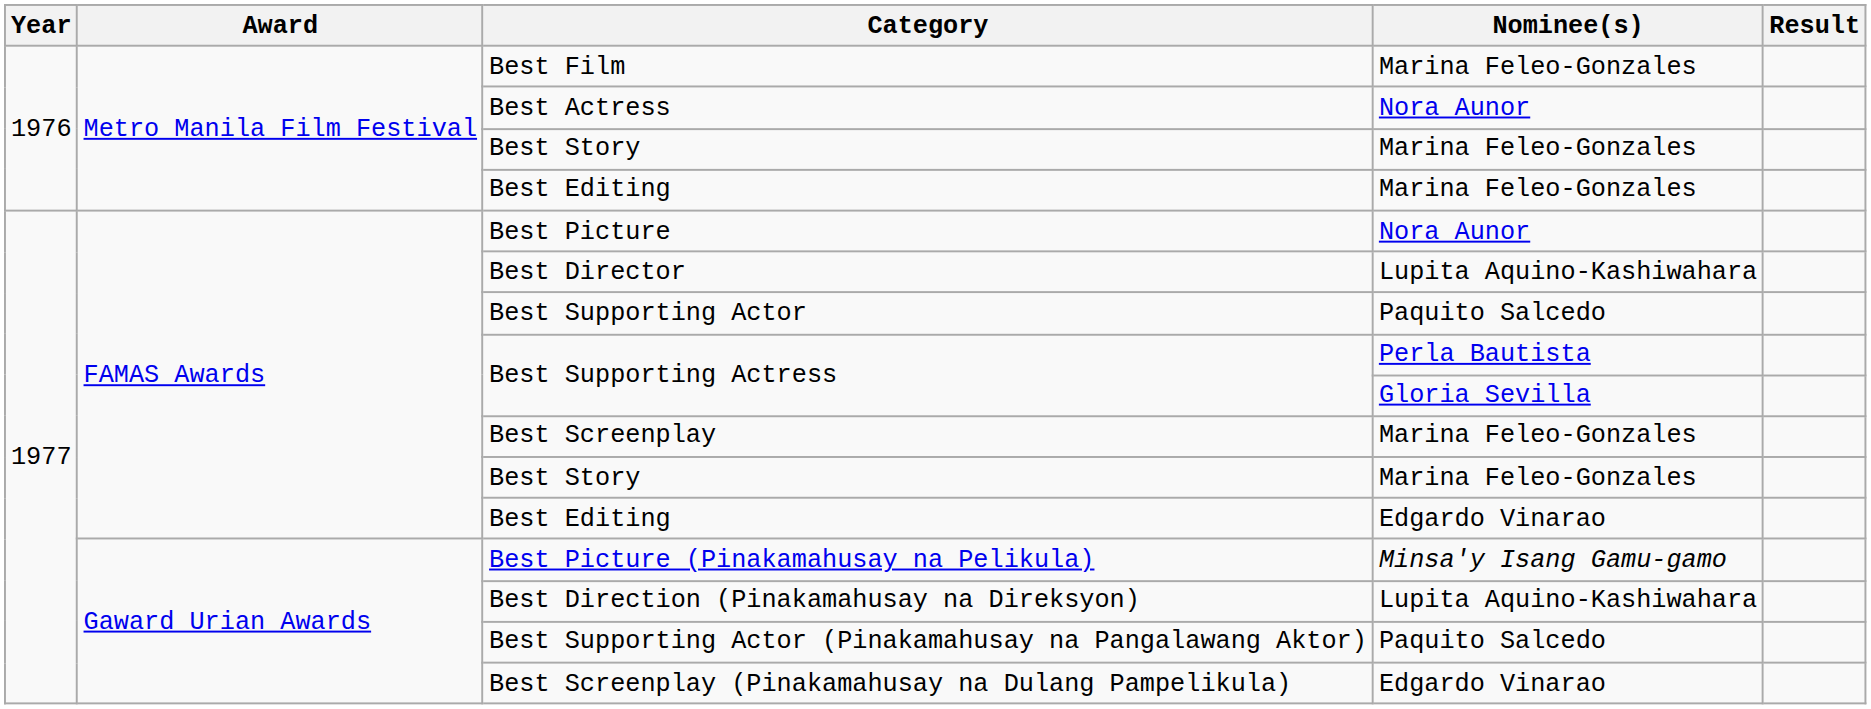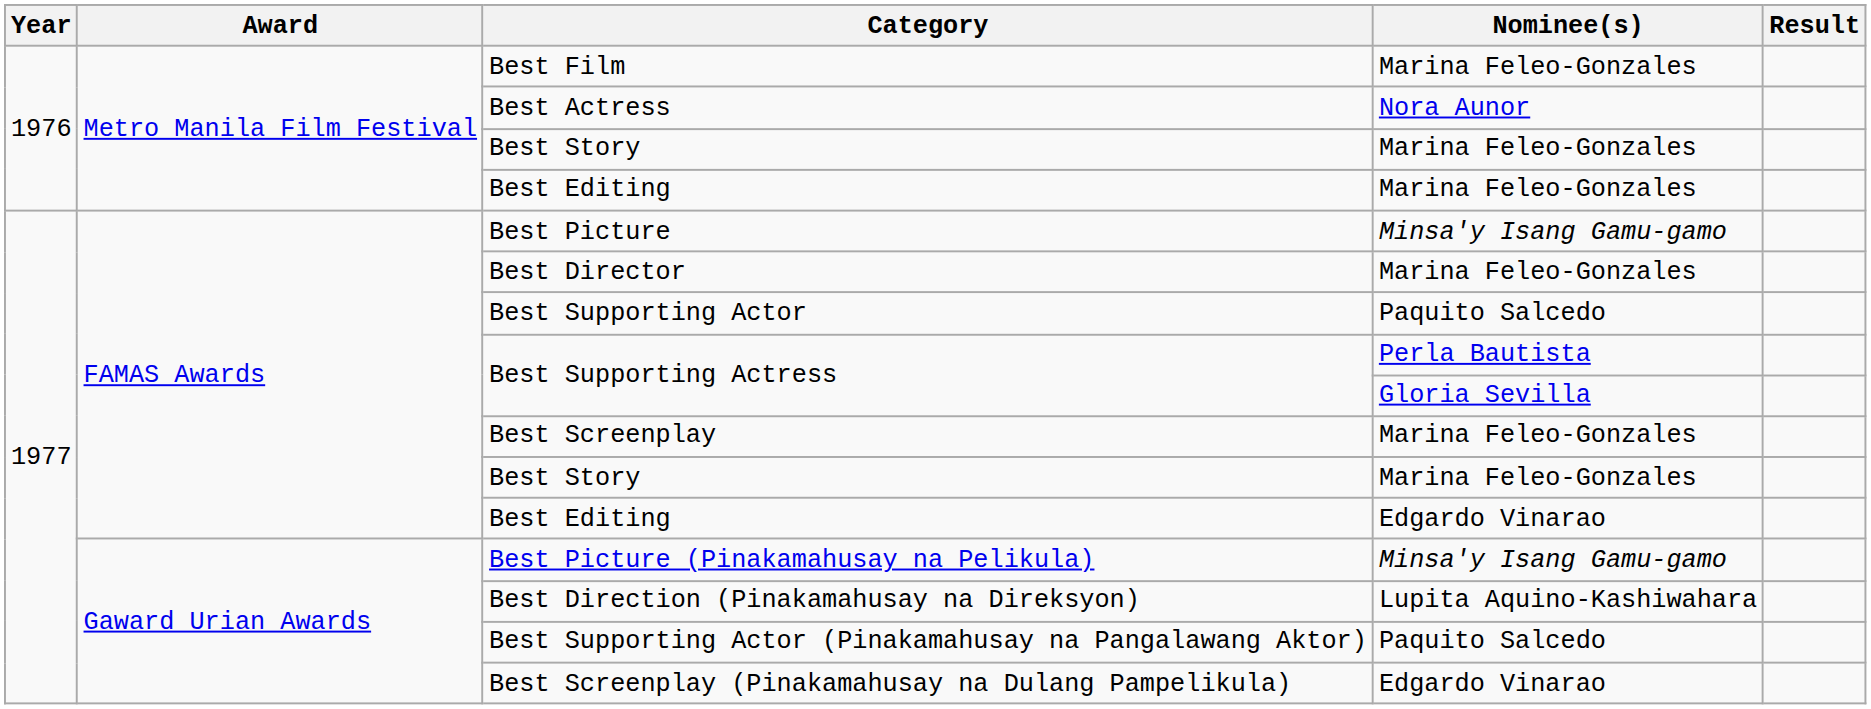(1455, 231) Nora Aunor -> (1553, 231) Minsa'y Isang Gamu-gamo
(1568, 272) Lupita Aquino-Kashiwahara -> (1538, 272) Marina Feleo-Gonzales
